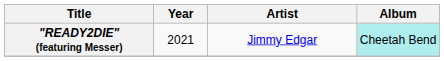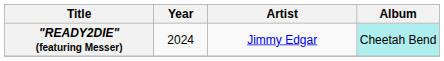(181, 39) 2021 -> (181, 39) 2024
